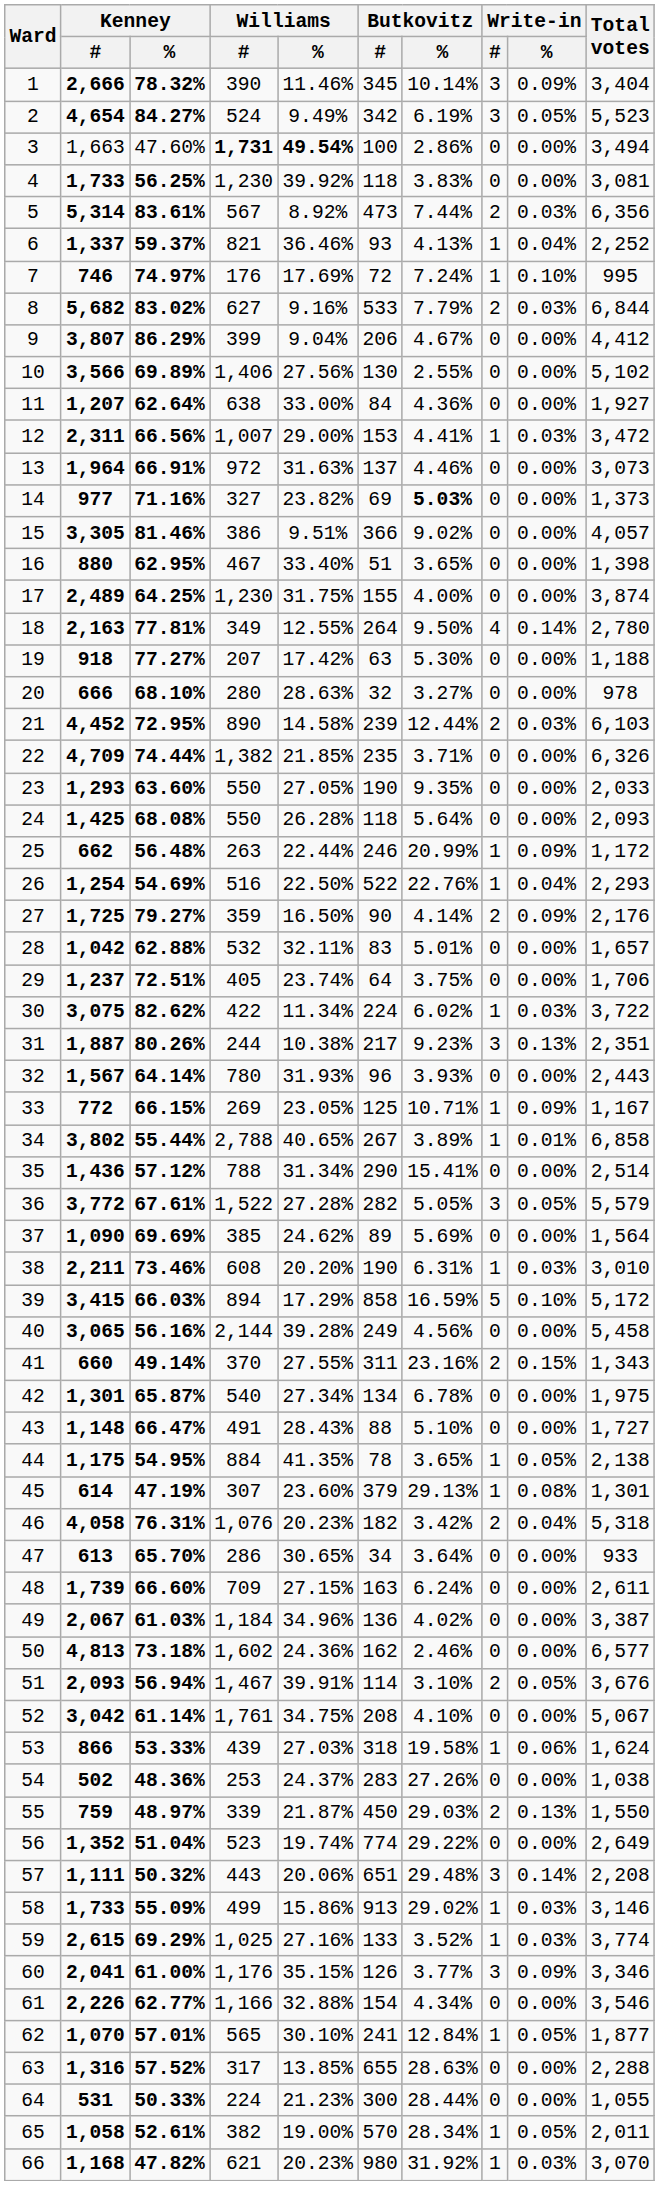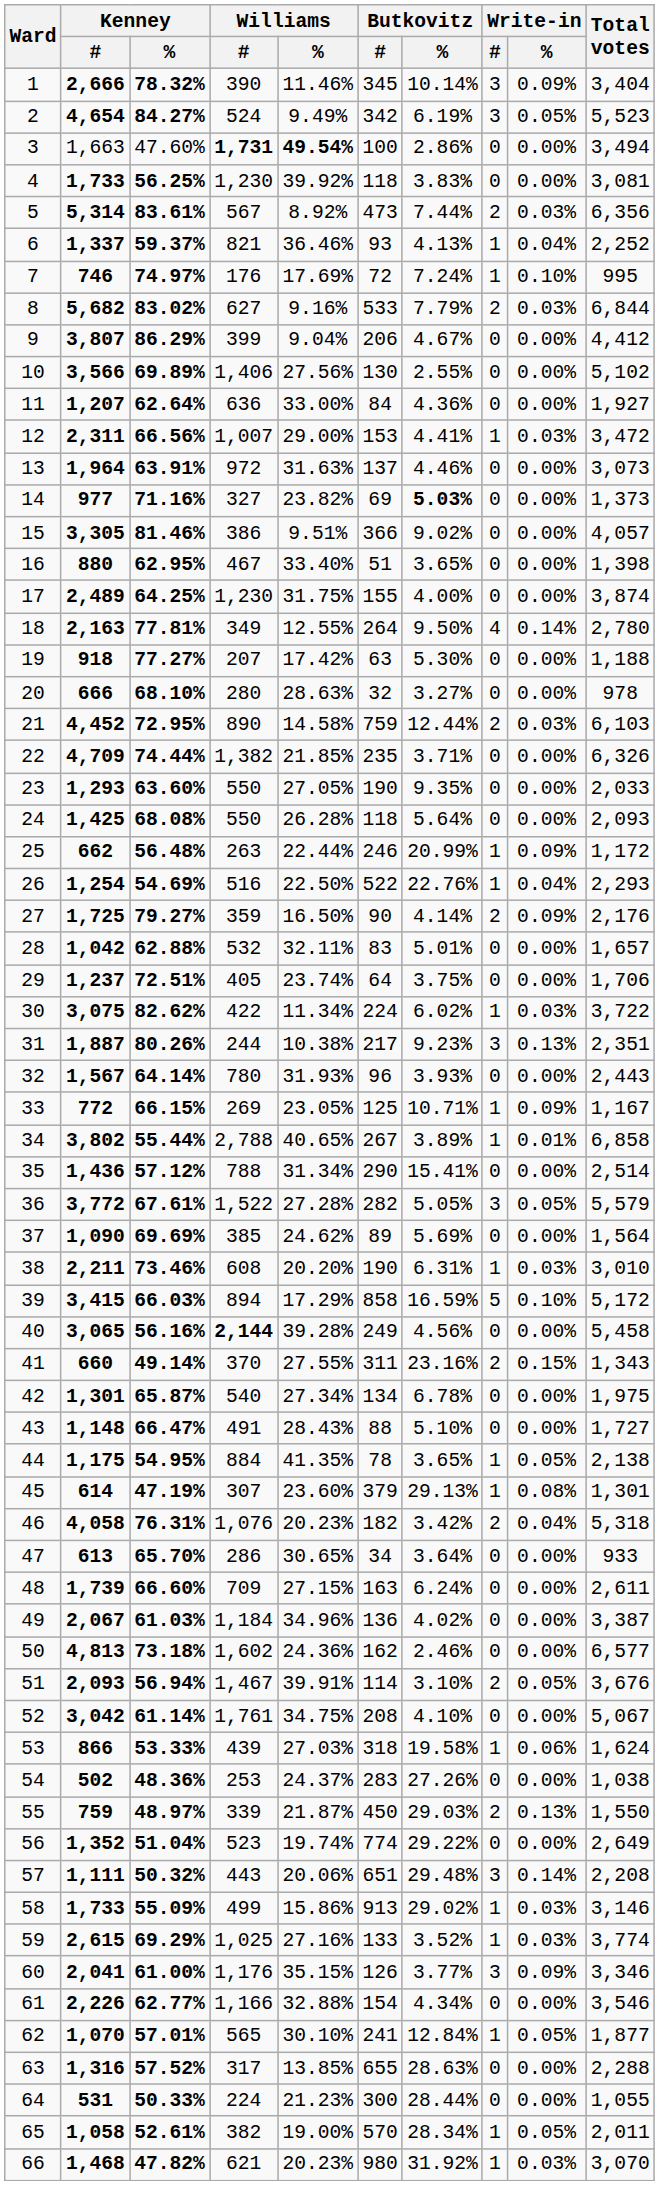(244, 405) 638 -> (244, 405) 636
(170, 469) 66.91% -> (170, 469) 63.91%
(380, 725) 239 -> (380, 725) 759
(244, 1332) normal -> (244, 1332) bold
(95, 2164) 1,168 -> (95, 2164) 1,468
